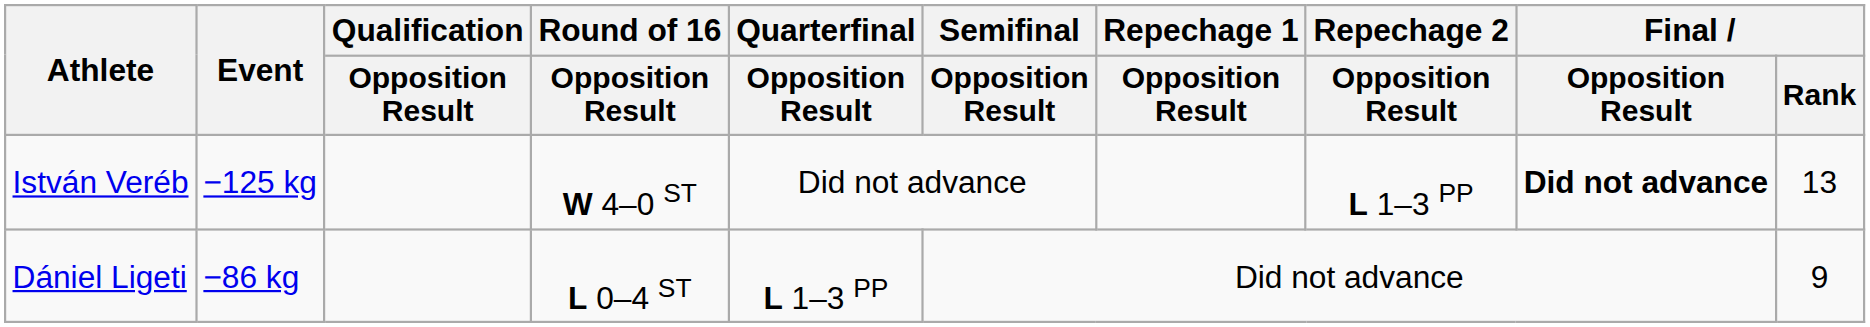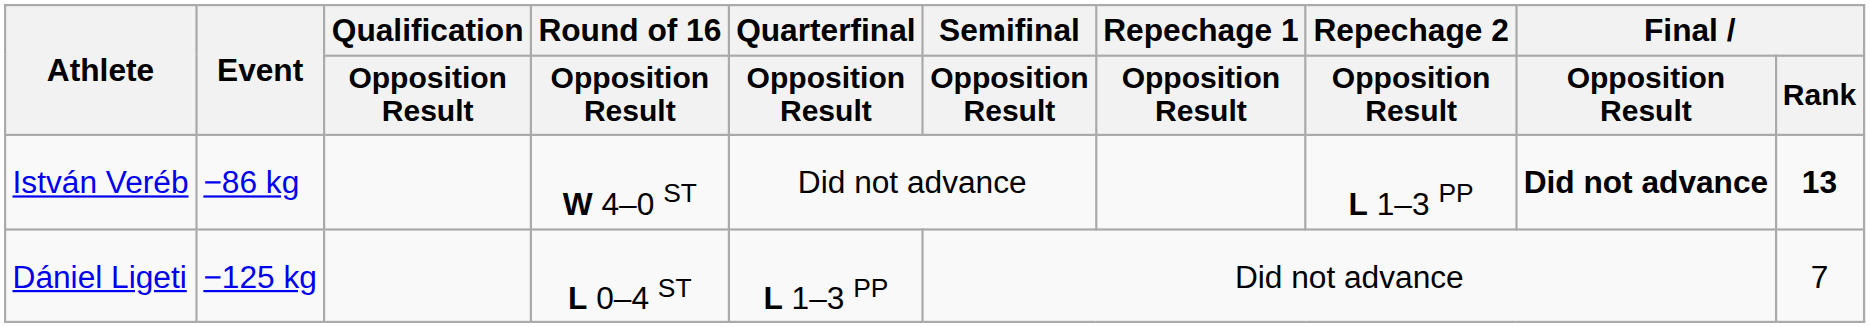(260, 183) −125 kg -> (251, 183) −86 kg
(1819, 183) normal -> (1819, 183) bold
(251, 276) −86 kg -> (260, 276) −125 kg
(1819, 276) 9 -> (1819, 276) 7
